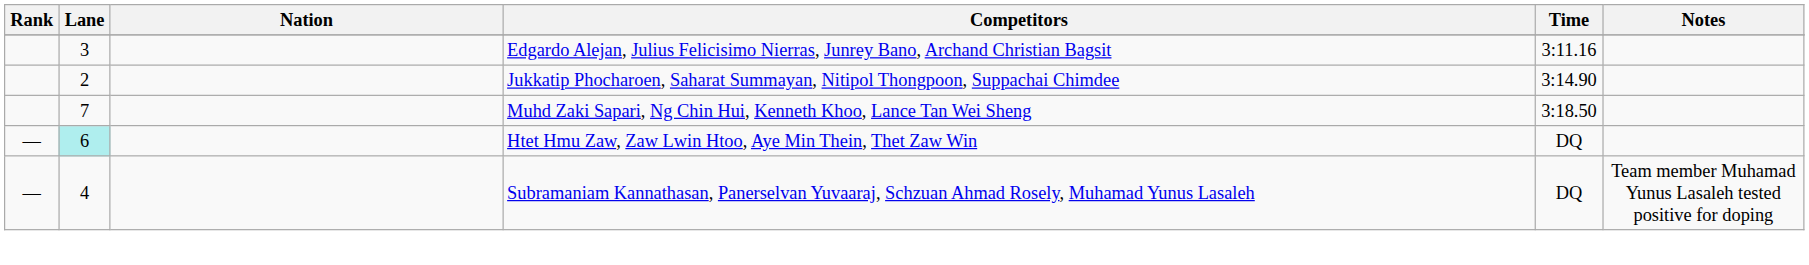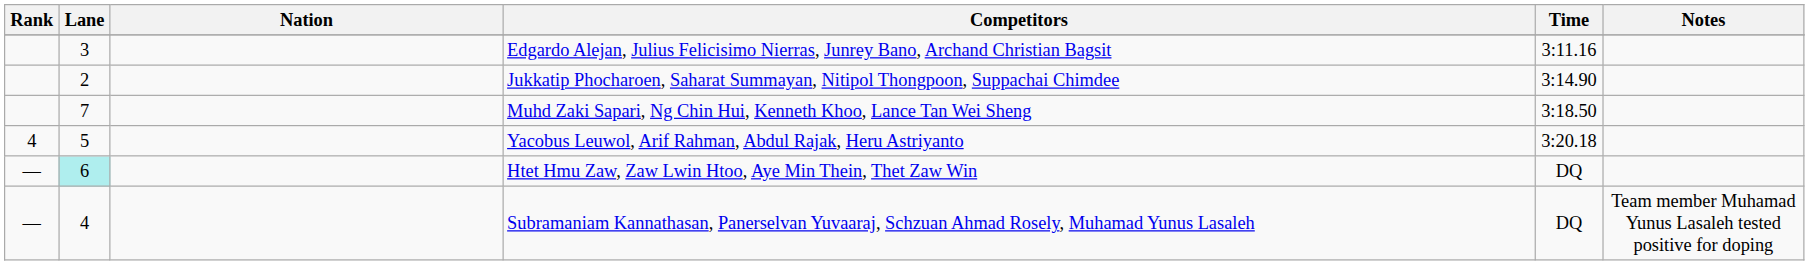+ row: (735, 141)
